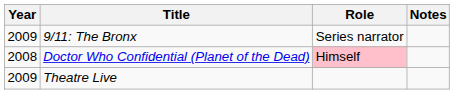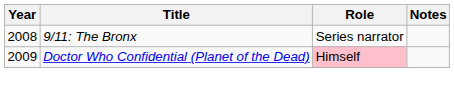(22, 36) 2009 -> (22, 36) 2008
(22, 57) 2008 -> (22, 57) 2009
- row: (80, 78)
